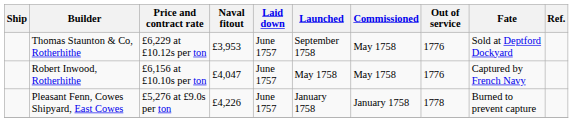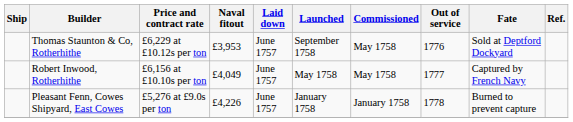(227, 74) £4,047 -> (227, 74) £4,049
(434, 74) 1776 -> (434, 74) 1777
